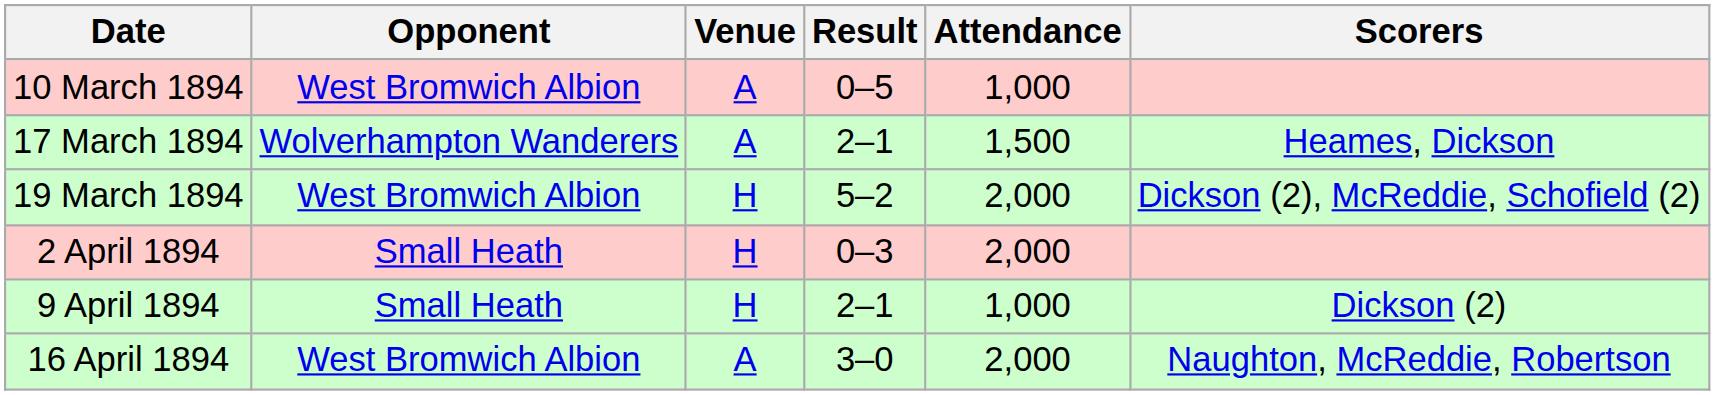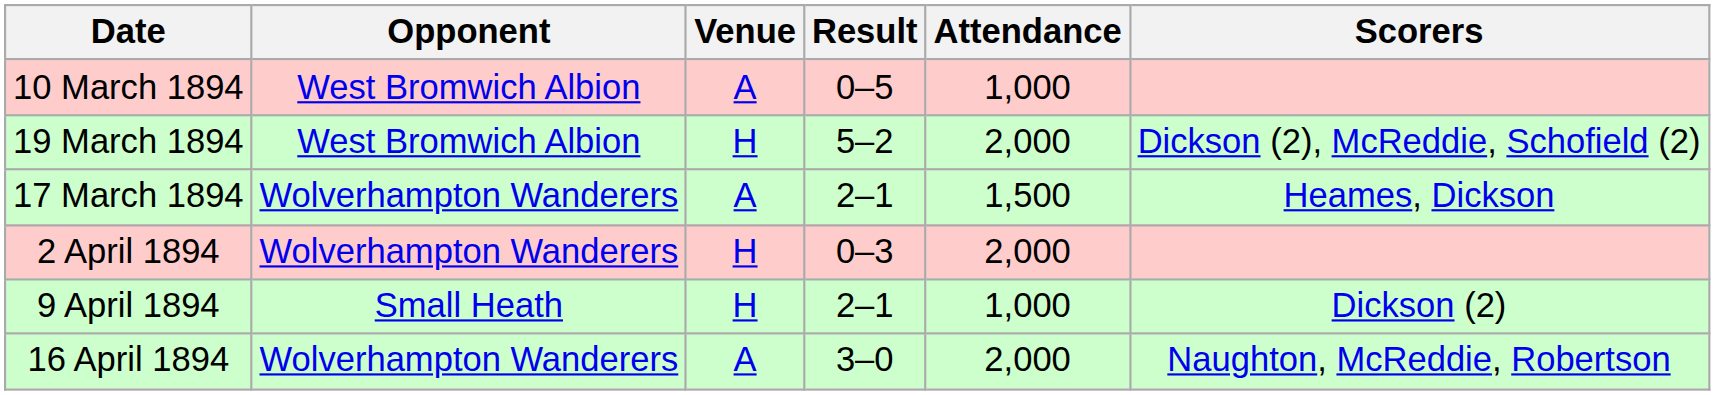rows swapped: (128, 141) <-> (128, 196)
(469, 251) Small Heath -> (469, 251) Wolverhampton Wanderers
(469, 360) West Bromwich Albion -> (469, 360) Wolverhampton Wanderers
